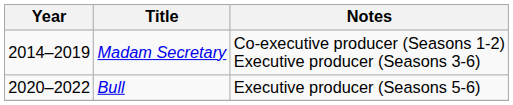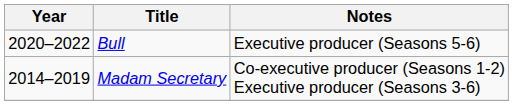rows swapped: (162, 52) <-> (111, 87)
